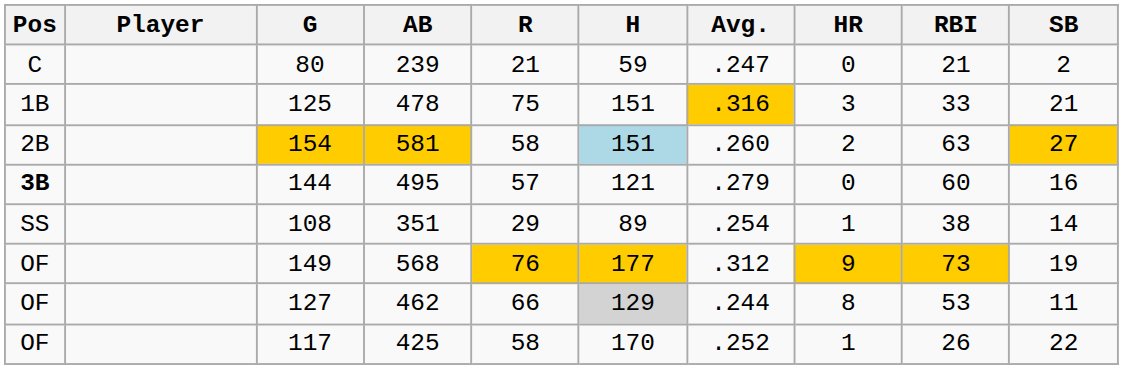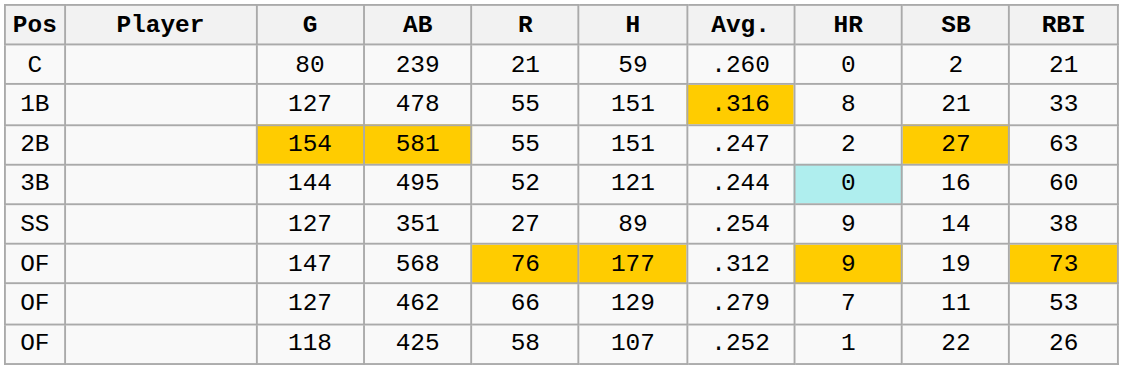columns swapped: (956, 25) <-> (1064, 25)
(741, 65) .247 -> (741, 65) .260
(310, 105) 125 -> (310, 105) 127
(525, 105) 75 -> (525, 105) 55
(848, 105) 3 -> (848, 105) 8
(525, 144) 58 -> (525, 144) 55
(633, 144) lightblue background -> (633, 144) no background
(741, 144) .260 -> (741, 144) .247
(35, 184) bold -> (35, 184) normal
(525, 184) 57 -> (525, 184) 52
(741, 184) .279 -> (741, 184) .244
(848, 184) no background -> (848, 184) paleturquoise background
(310, 224) 108 -> (310, 224) 127
(525, 224) 29 -> (525, 224) 27
(848, 224) 1 -> (848, 224) 9
(310, 264) 149 -> (310, 264) 147
(633, 304) lightgrey background -> (633, 304) no background
(741, 304) .244 -> (741, 304) .279
(848, 304) 8 -> (848, 304) 7
(310, 344) 117 -> (310, 344) 118
(633, 344) 170 -> (633, 344) 107
